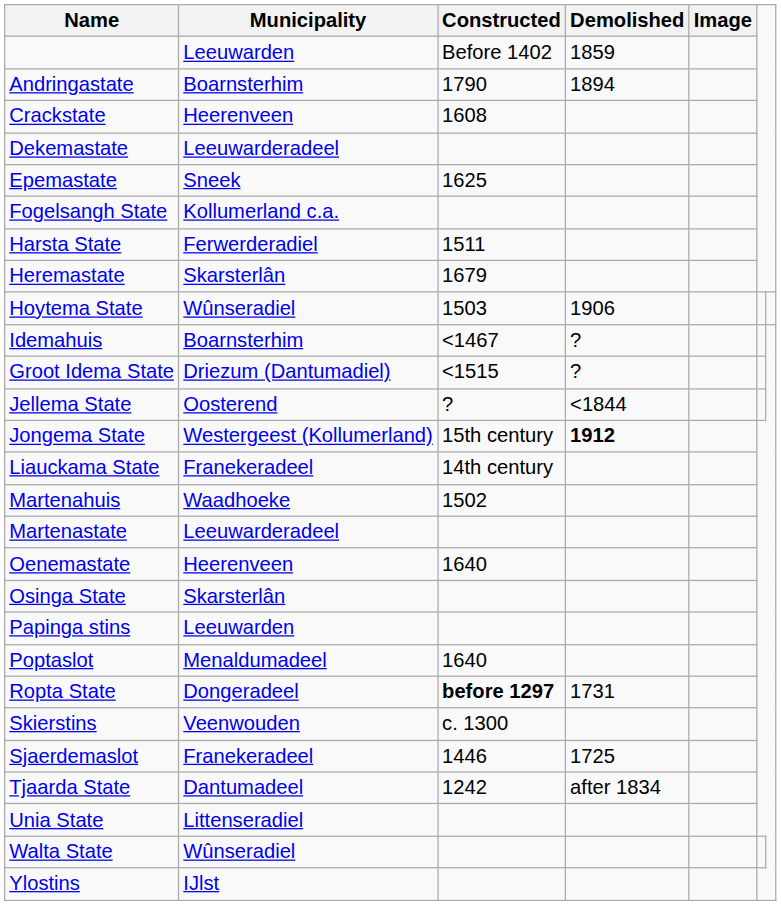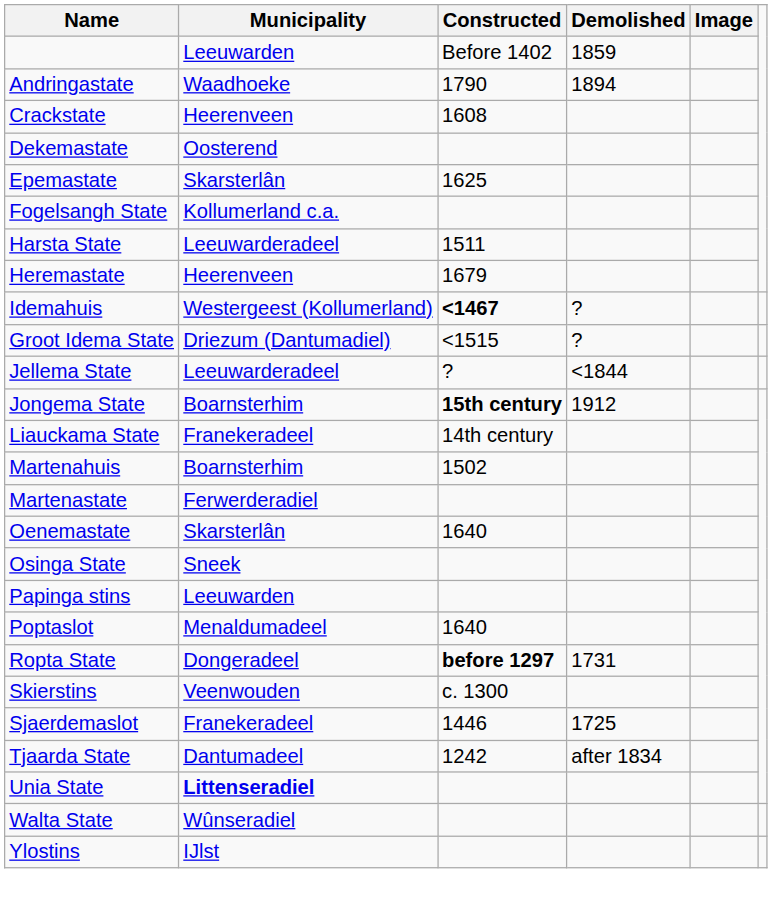(243, 84) Boarnsterhim -> (237, 84) Waadhoeke
(261, 148) Leeuwarderadeel -> (230, 148) Oosterend
(212, 180) Sneek -> (234, 180) Skarsterlân
(251, 244) Ferwerderadiel -> (261, 244) Leeuwarderadeel
(234, 276) Skarsterlân -> (238, 276) Heerenveen
- row: (76, 308)
(243, 340) Boarnsterhim -> (308, 308) Westergeest (Kollumerland)
(470, 340) normal -> (470, 308) bold
(230, 404) Oosterend -> (261, 372) Leeuwarderadeel
(308, 436) Westergeest (Kollumerland) -> (243, 404) Boarnsterhim
(498, 436) normal -> (502, 404) bold
(593, 436) bold -> (594, 404) normal
(237, 500) Waadhoeke -> (243, 468) Boarnsterhim
(261, 532) Leeuwarderadeel -> (251, 500) Ferwerderadiel
(238, 564) Heerenveen -> (234, 532) Skarsterlân
(234, 595) Skarsterlân -> (212, 564) Sneek
(243, 819) normal -> (249, 787) bold
